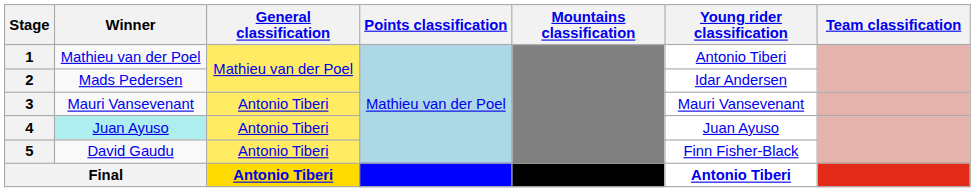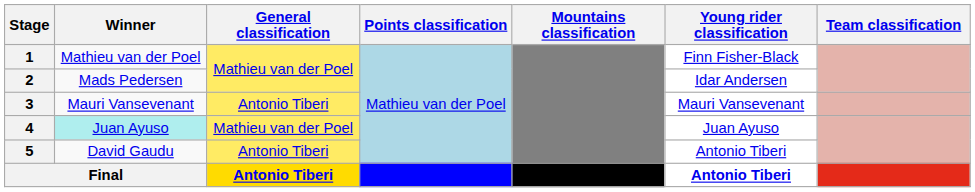(741, 57) Antonio Tiberi -> (741, 57) Finn Fisher-Black
(283, 128) Antonio Tiberi -> (283, 128) Mathieu van der Poel
(741, 152) Finn Fisher-Black -> (741, 152) Antonio Tiberi
